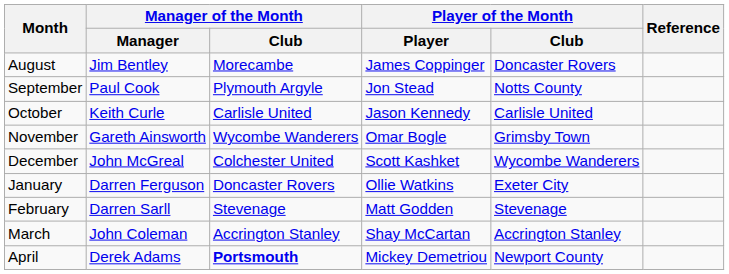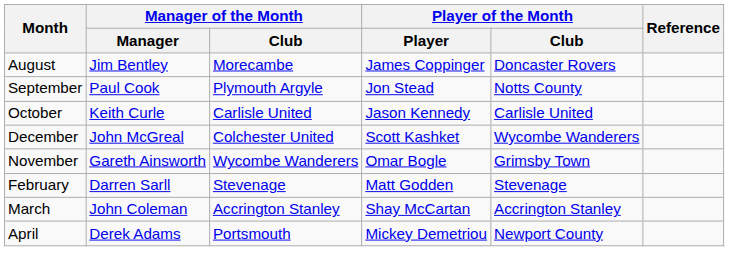rows swapped: (43, 137) <-> (43, 161)
- row: (35, 185)
(256, 257) bold -> (252, 233) normal
